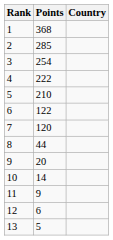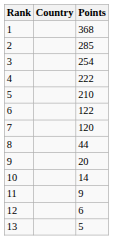columns swapped: (87, 12) <-> (50, 12)
